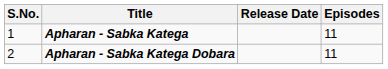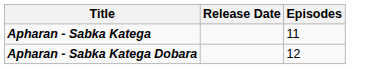- column: (23, 14)
(331, 53) 11 -> (293, 53) 12
